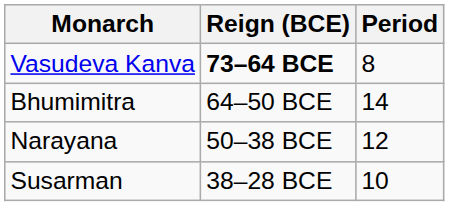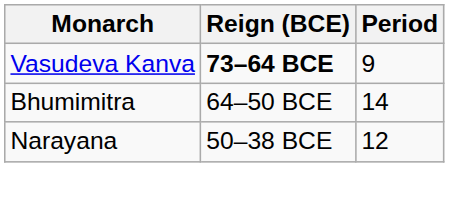(368, 63) 8 -> (368, 63) 9
- row: (67, 180)
